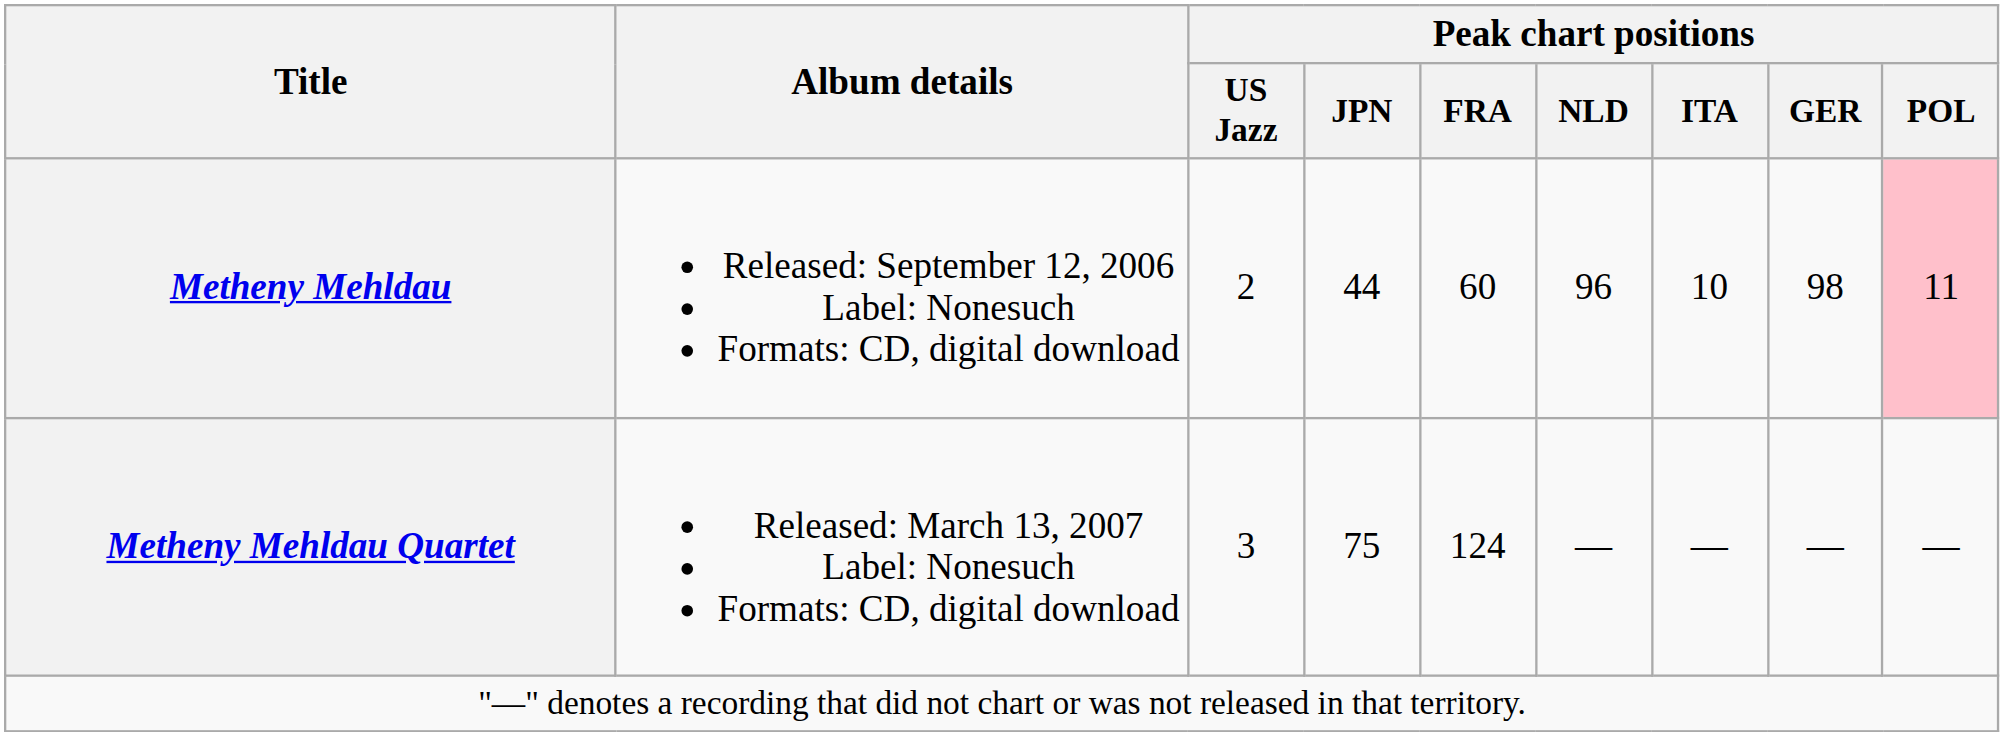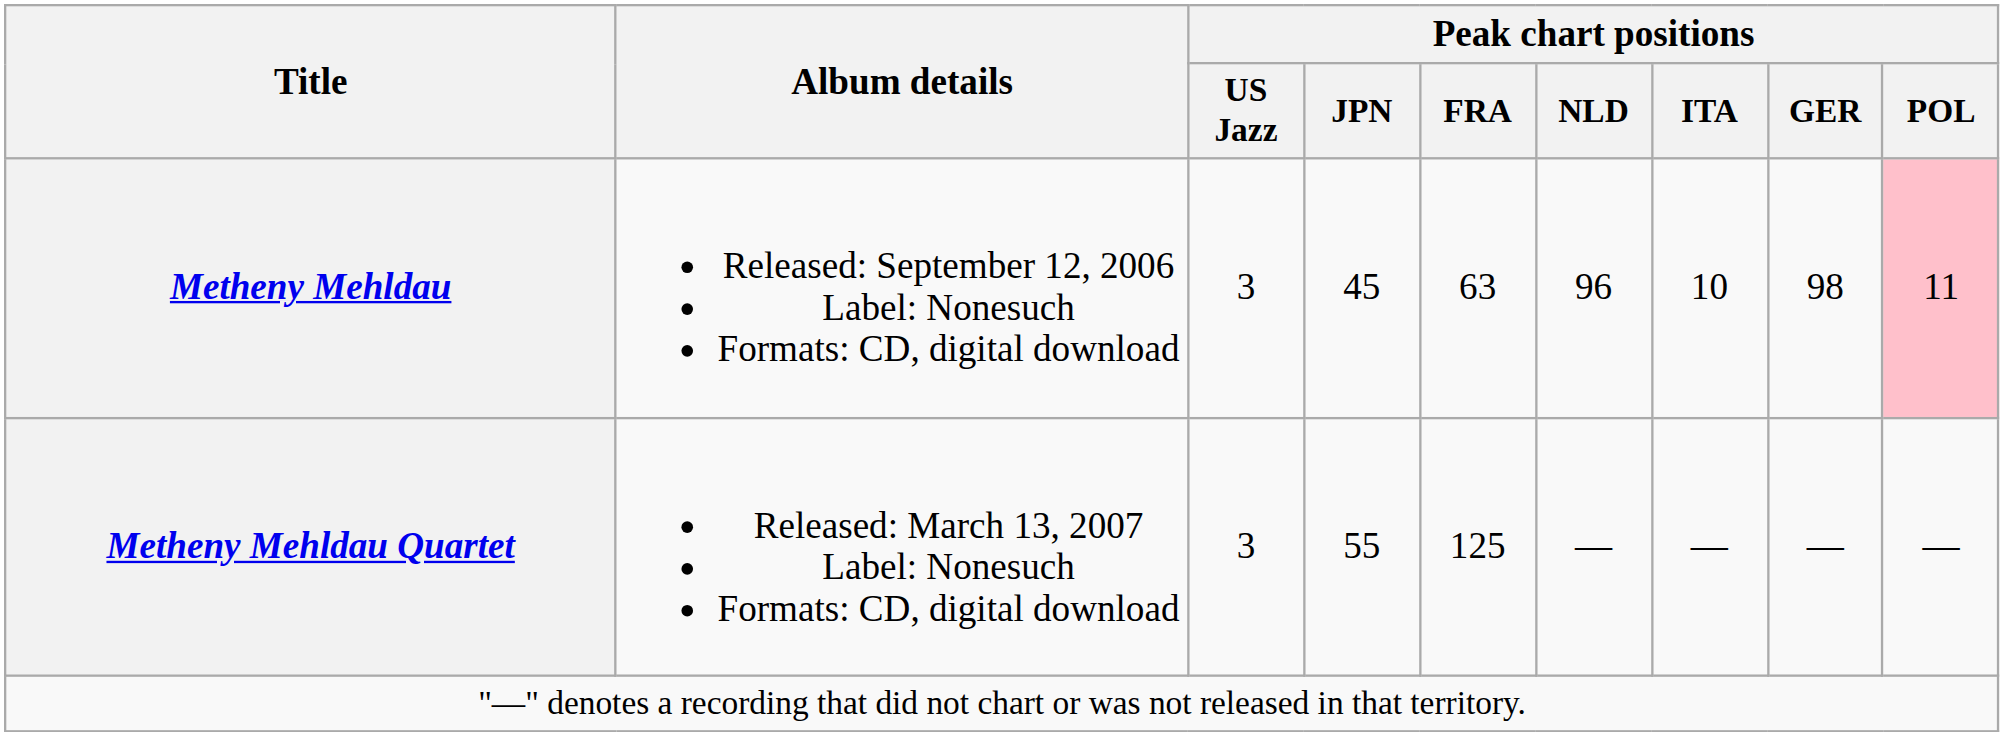(1246, 287) 2 -> (1246, 287) 3
(1362, 287) 44 -> (1362, 287) 45
(1478, 287) 60 -> (1478, 287) 63
(1362, 545) 75 -> (1362, 545) 55
(1478, 545) 124 -> (1478, 545) 125
